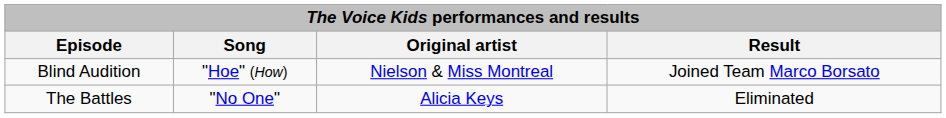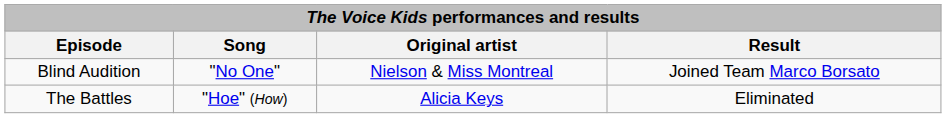(245, 71) "Hoe" (How) -> (245, 71) "No One"
(245, 98) "No One" -> (245, 98) "Hoe" (How)
